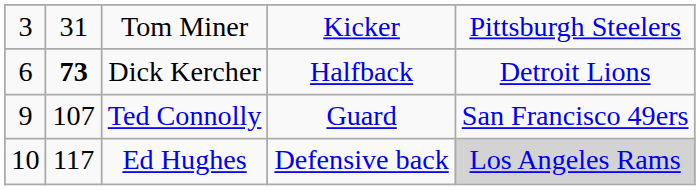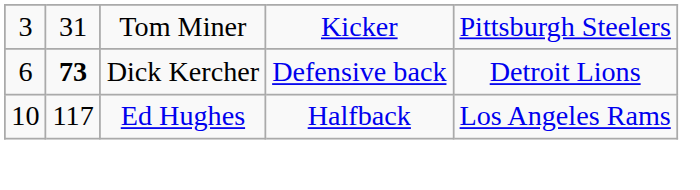(362, 71) Halfback -> (359, 71) Defensive back
- row: (185, 116)
(362, 160) Defensive back -> (359, 116) Halfback
(575, 160) lightgrey background -> (565, 116) no background
